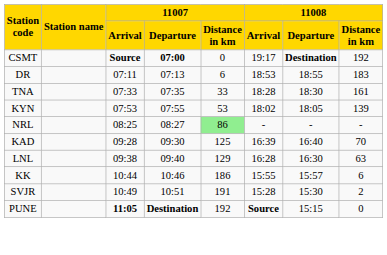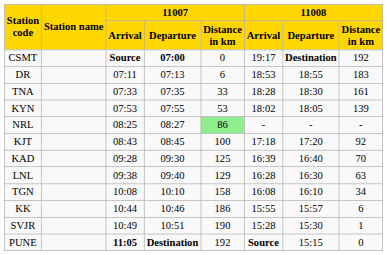+ row: (23, 141)
+ row: (23, 192)
(222, 192) 191 -> (222, 225) 190
(361, 192) 2 -> (361, 225) 1
